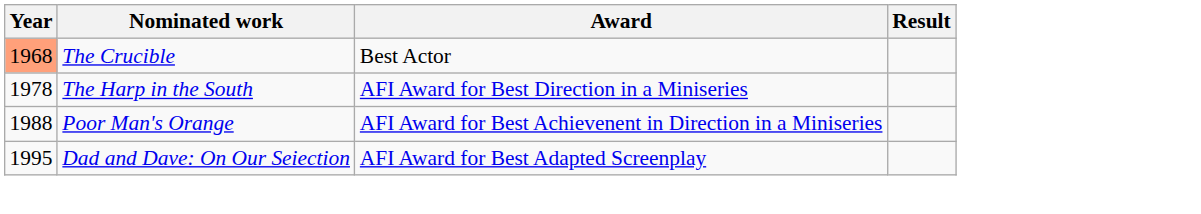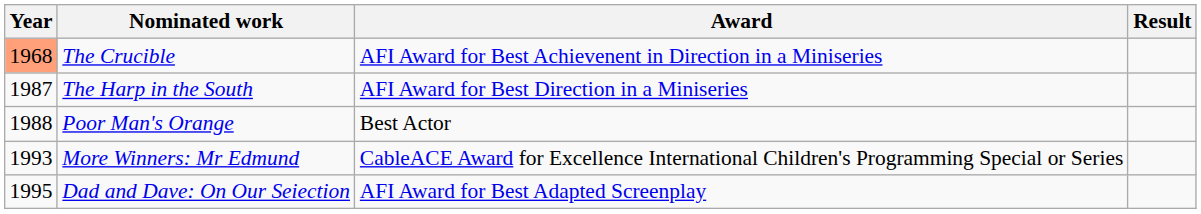(405, 55) Best Actor -> (621, 55) AFI Award for Best Achievenent in Direction in a Miniseries
(31, 89) 1978 -> (31, 89) 1987
(621, 123) AFI Award for Best Achievenent in Direction in a Miniseries -> (405, 123) Best Actor
+ row: (181, 157)
